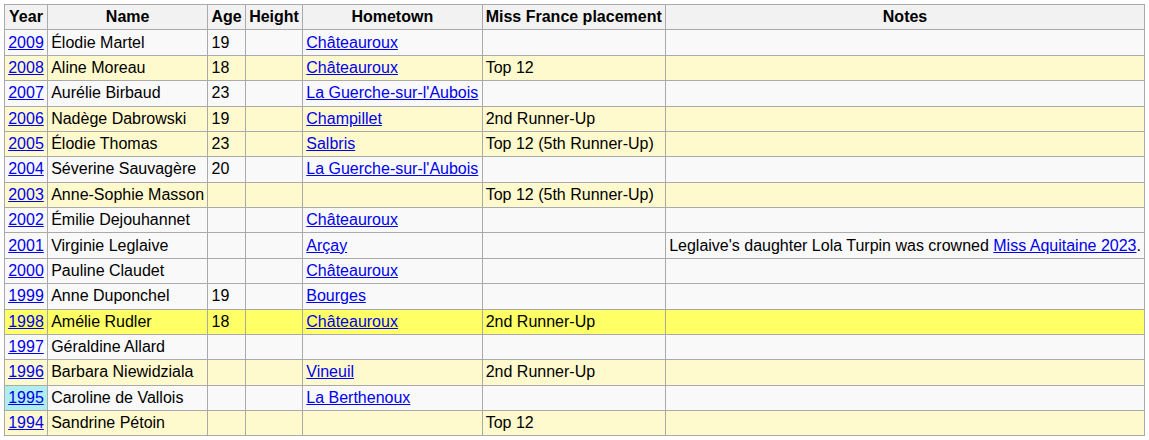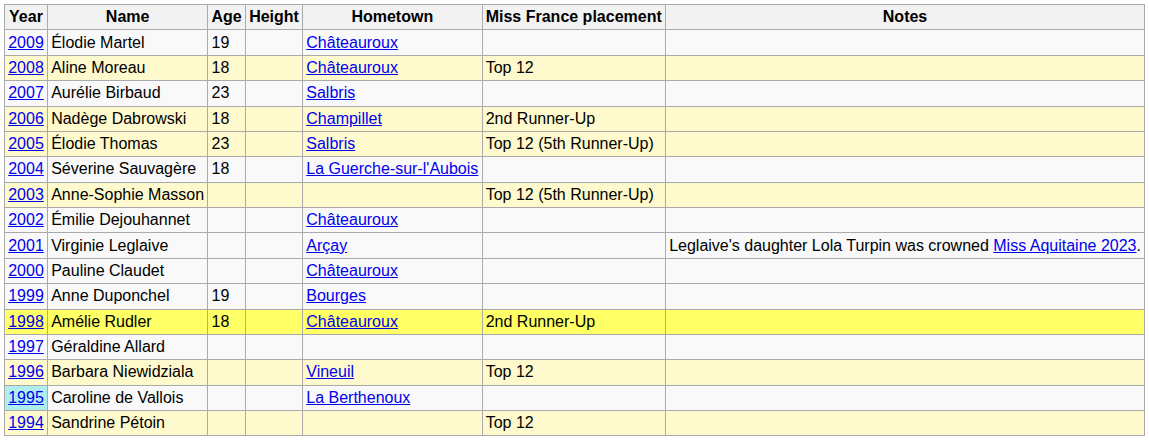(392, 93) La Guerche-sur-l'Aubois -> (331, 93) Salbris
(220, 118) 19 -> (220, 118) 18
(220, 169) 20 -> (220, 169) 18
(540, 372) 2nd Runner-Up -> (510, 372) Top 12
